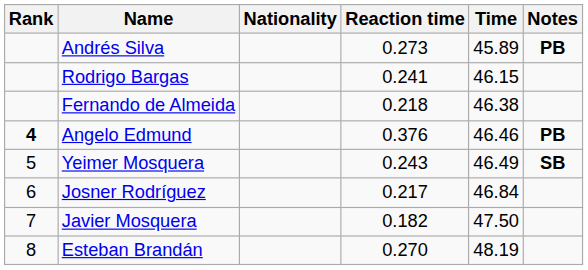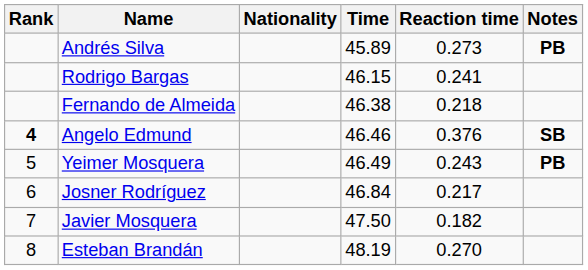columns swapped: (405, 18) <-> (496, 18)
(553, 134) PB -> (553, 134) SB
(553, 163) SB -> (553, 163) PB
